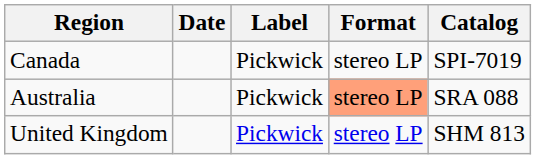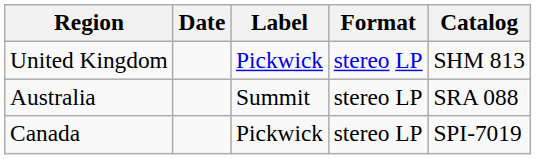rows swapped: (89, 134) <-> (45, 60)
(279, 97) Pickwick -> (273, 97) Summit
(378, 97) lightsalmon background -> (378, 97) no background
